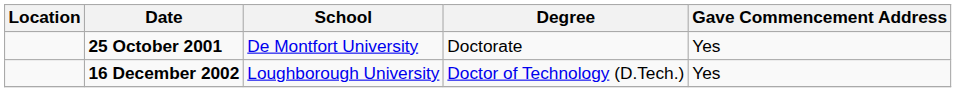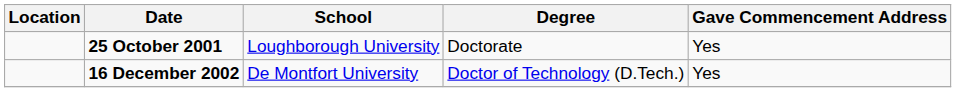(333, 45) De Montfort University -> (343, 45) Loughborough University
(343, 73) Loughborough University -> (333, 73) De Montfort University
